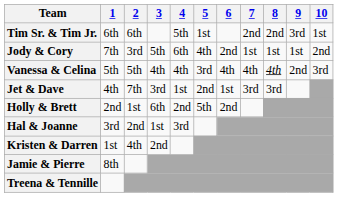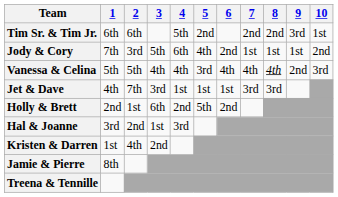(203, 32) 1st -> (205, 32) 2nd
(205, 88) 2nd -> (203, 88) 1st
